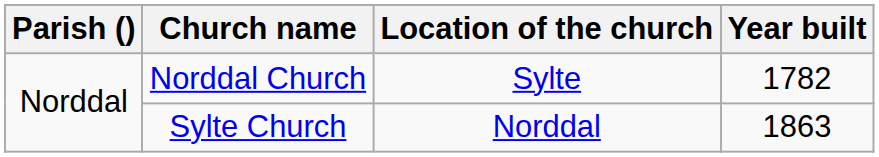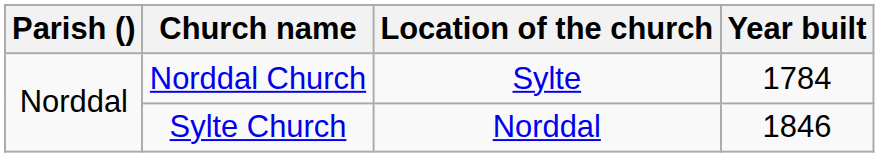(797, 77) 1782 -> (797, 77) 1784
(797, 126) 1863 -> (797, 126) 1846
